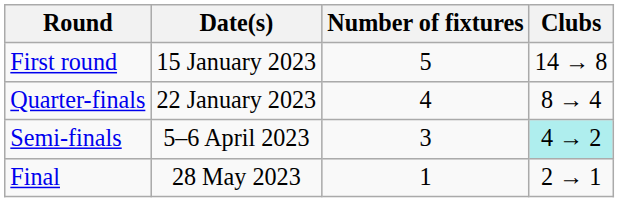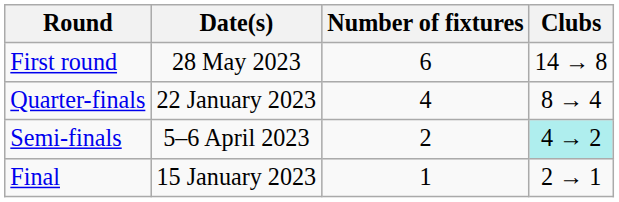(236, 61) 15 January 2023 -> (236, 61) 28 May 2023
(426, 61) 5 -> (426, 61) 6
(426, 138) 3 -> (426, 138) 2
(236, 176) 28 May 2023 -> (236, 176) 15 January 2023
